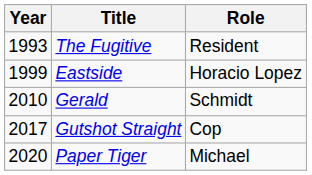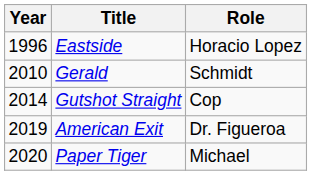- row: (103, 45)
(28, 73) 1999 -> (28, 45) 1996
(28, 128) 2017 -> (28, 101) 2014
+ row: (109, 128)
